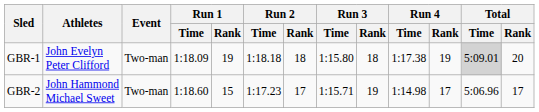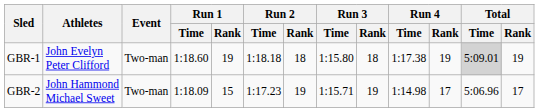(191, 59) 1:18.09 -> (191, 59) 1:18.60
(518, 59) 20 -> (518, 59) 19
(191, 91) 1:18.60 -> (191, 91) 1:18.09
(300, 91) 17 -> (300, 91) 19
